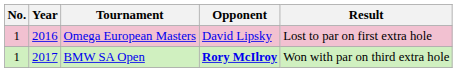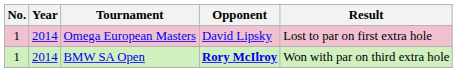(45, 36) 2016 -> (45, 36) 2014
(45, 57) 2017 -> (45, 57) 2014
